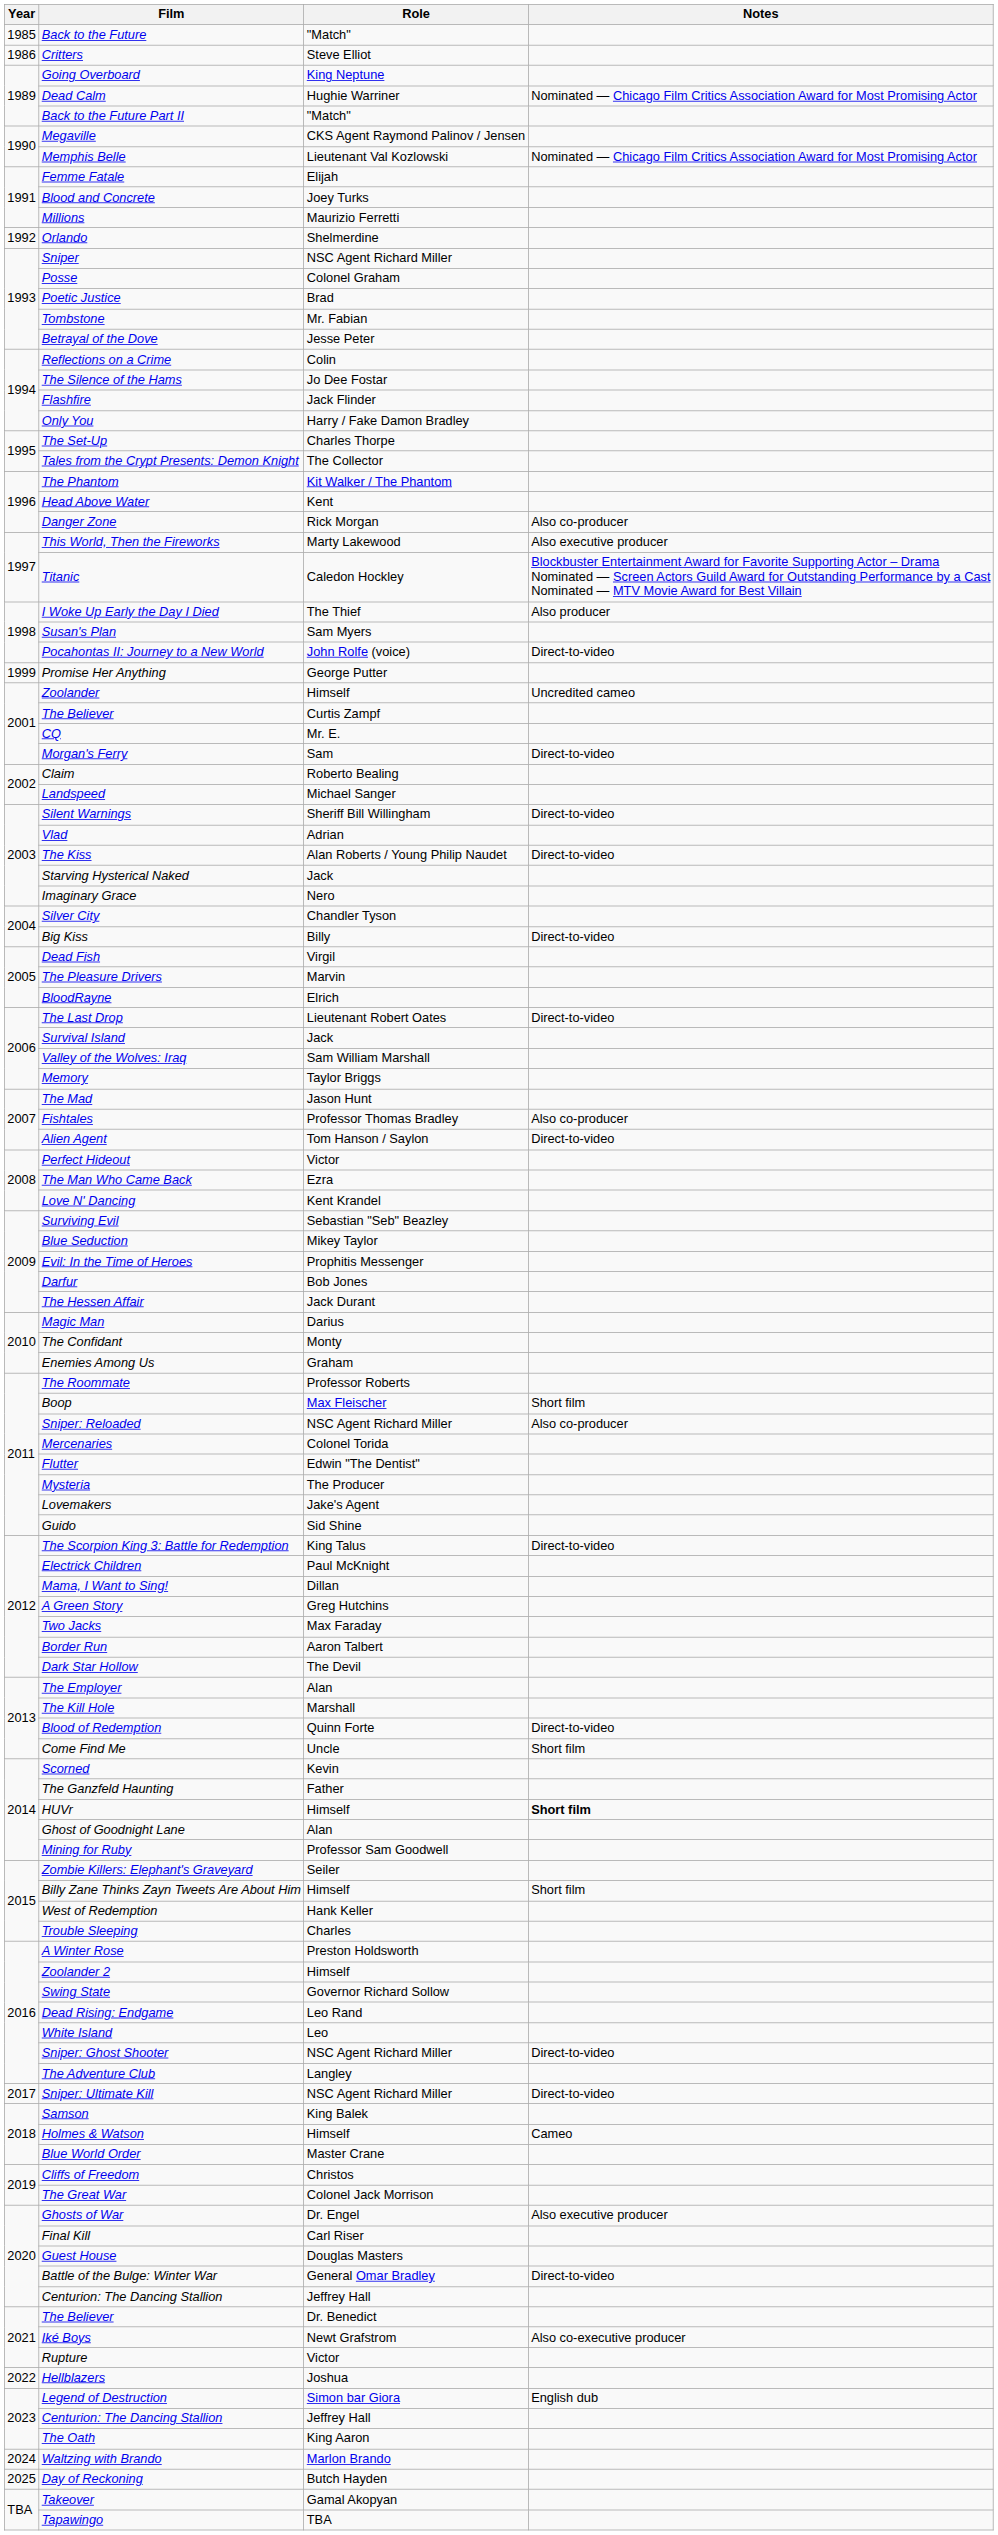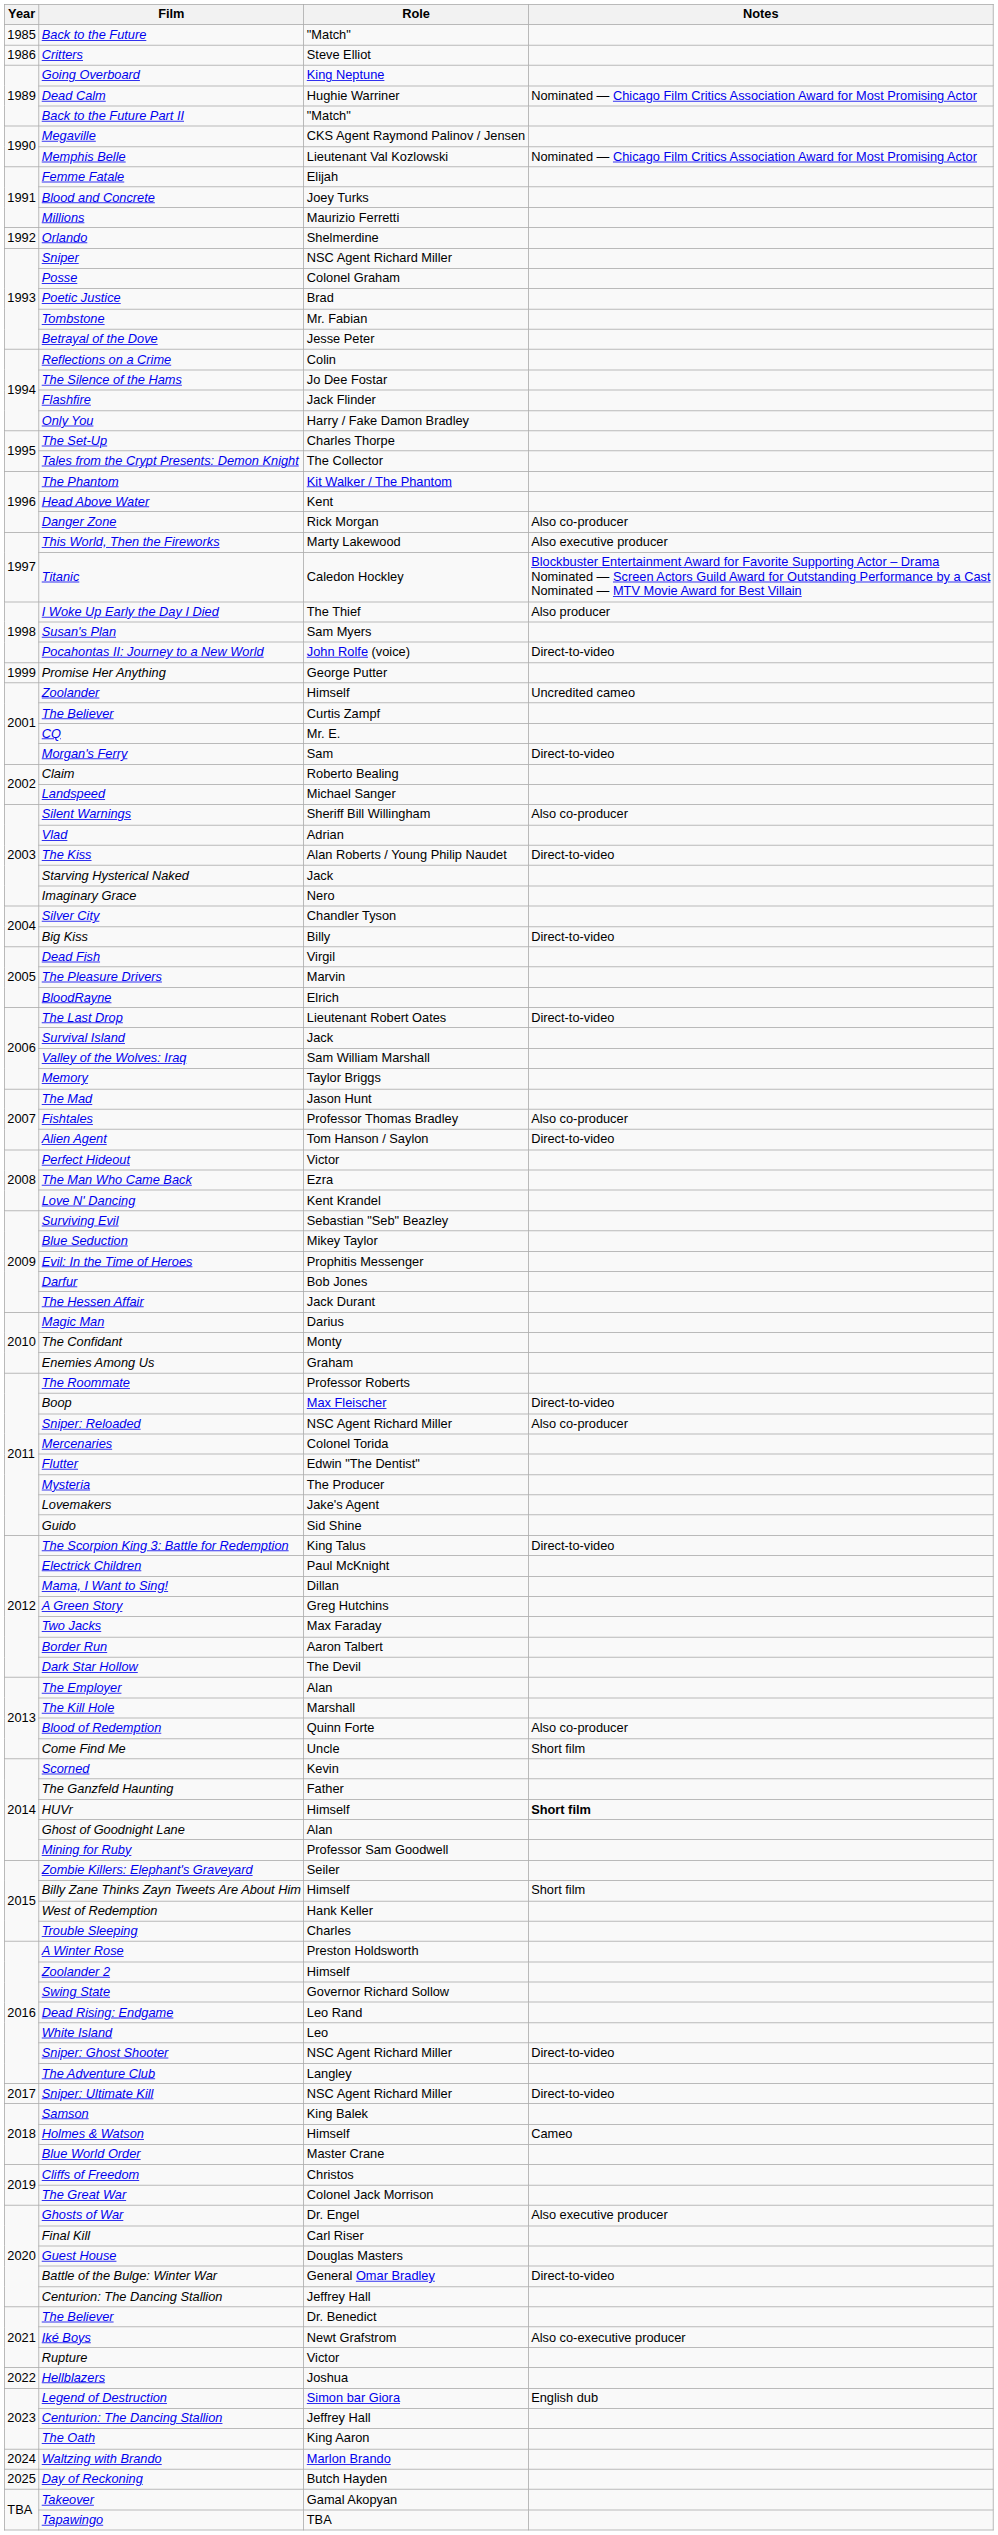(573, 814) Direct-to-video -> (580, 814) Also co-producer
(558, 1403) Short film -> (573, 1403) Direct-to-video
(573, 1728) Direct-to-video -> (580, 1728) Also co-producer
